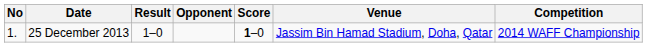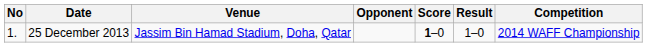columns swapped: (384, 13) <-> (153, 13)
